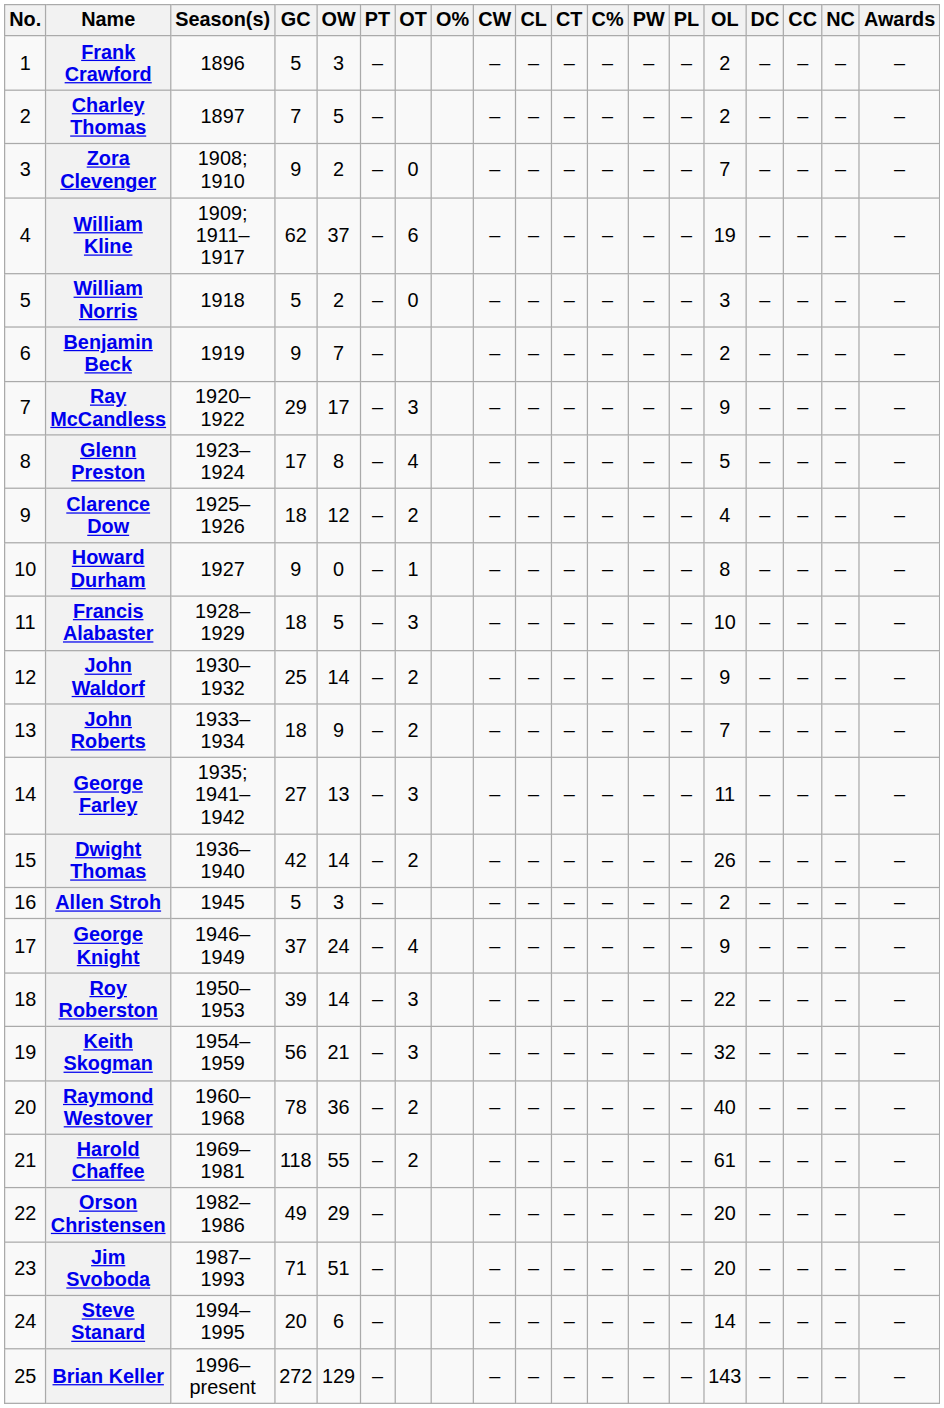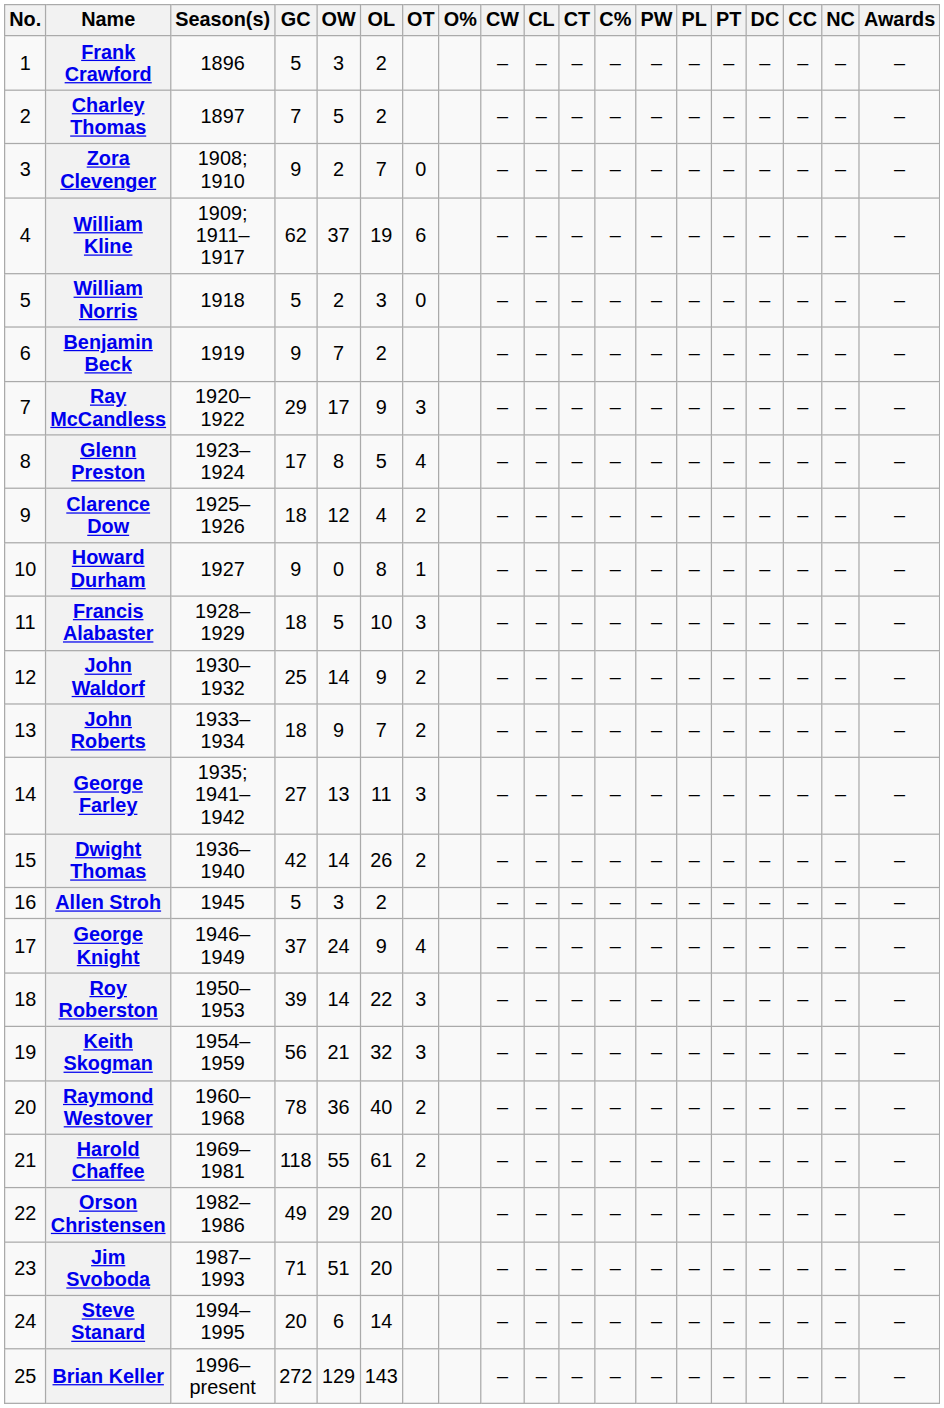columns swapped: (725, 20) <-> (377, 20)
